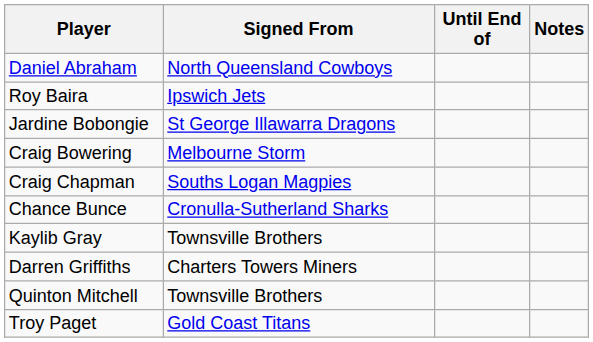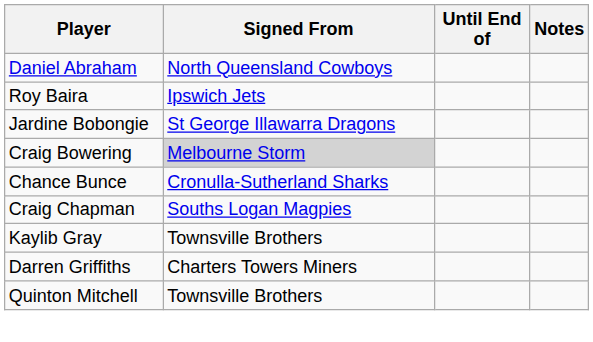(236, 153) no background -> (236, 153) lightgrey background
rows swapped: (68, 210) <-> (72, 181)
- row: (53, 324)
